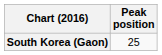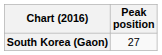(134, 42) 25 -> (134, 42) 27
